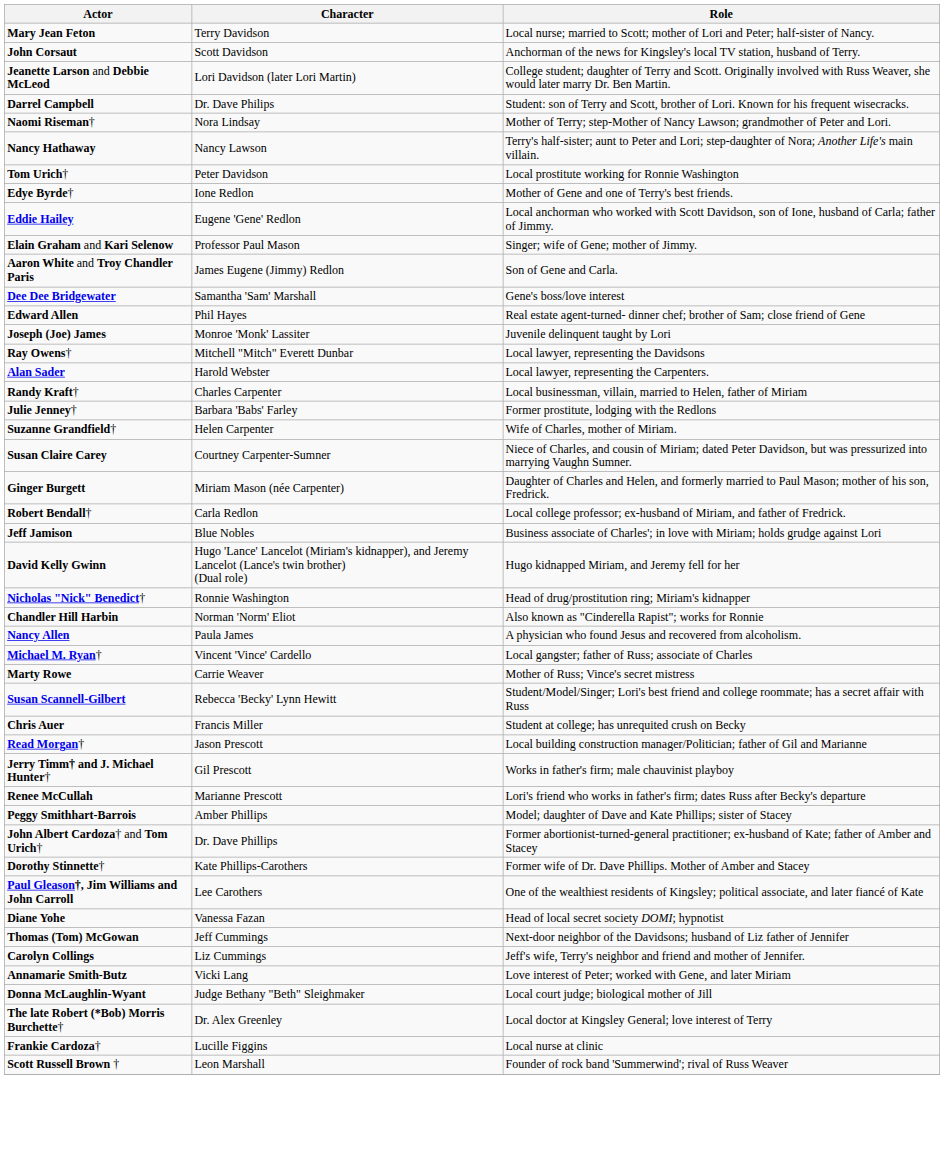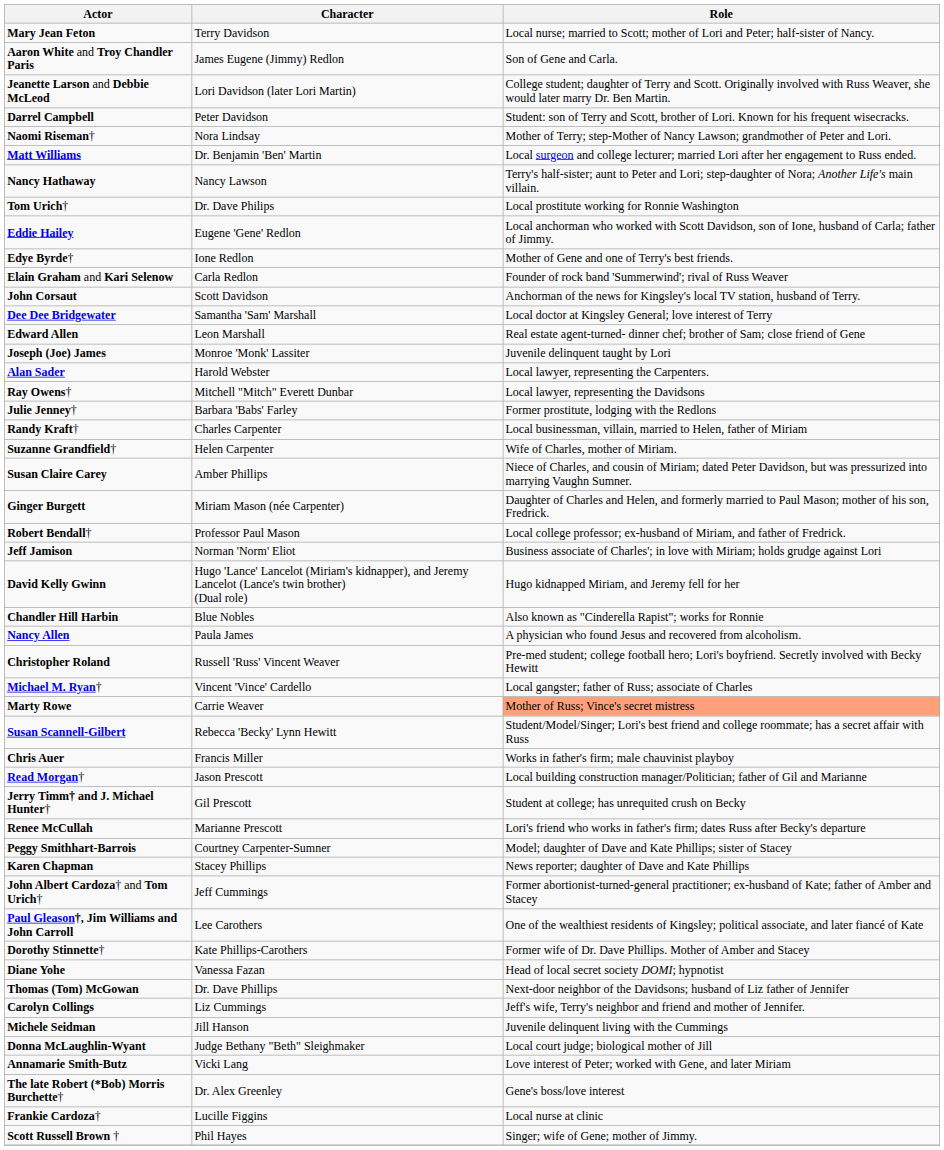rows swapped: (42, 52) <-> (90, 270)
(234, 103) Dr. Dave Philips -> (231, 117) Peter Davidson
+ row: (44, 155)
(231, 174) Peter Davidson -> (234, 206) Dr. Dave Philips
rows swapped: (40, 193) <-> (40, 219)
(247, 244) Professor Paul Mason -> (226, 277) Carla Redlon
(601, 244) Singer; wife of Gene; mother of Jimmy. -> (647, 277) Founder of rock band 'Summerwind'; rival of Russ Weaver
(565, 296) Gene's boss/love interest -> (639, 315) Local doctor at Kingsley General; love interest of Terry
(221, 315) Phil Hayes -> (230, 334) Leon Marshall
rows swapped: (36, 372) <-> (39, 353)
rows swapped: (42, 410) <-> (43, 391)
(262, 455) Courtney Carpenter-Sumner -> (231, 474) Amber Phillips
(226, 513) Carla Redlon -> (247, 532) Professor Paul Mason
(224, 532) Blue Nobles -> (245, 551) Norman 'Norm' Eliot
- row: (76, 597)
(245, 616) Norman 'Norm' Eliot -> (224, 616) Blue Nobles
+ row: (59, 661)
(600, 673) no background -> (600, 706) lightsalmon background
(626, 725) Student at college; has unrequited crush on Becky -> (620, 758) Works in father's firm; male chauvinist playboy
(620, 770) Works in father's firm; male chauvinist playboy -> (626, 802) Student at college; has unrequited crush on Becky
(231, 815) Amber Phillips -> (262, 847) Courtney Carpenter-Sumner
+ row: (50, 866)
(236, 840) Dr. Dave Phillips -> (231, 892) Jeff Cummings
rows swapped: (56, 866) <-> (92, 892)
(231, 937) Jeff Cummings -> (236, 988) Dr. Dave Phillips
+ row: (51, 1026)
rows swapped: (76, 994) <-> (67, 975)
(639, 1020) Local doctor at Kingsley General; love interest of Terry -> (565, 1090) Gene's boss/love interest
(230, 1064) Leon Marshall -> (221, 1135) Phil Hayes
(647, 1064) Founder of rock band 'Summerwind'; rival of Russ Weaver -> (601, 1135) Singer; wife of Gene; mother of Jimmy.
